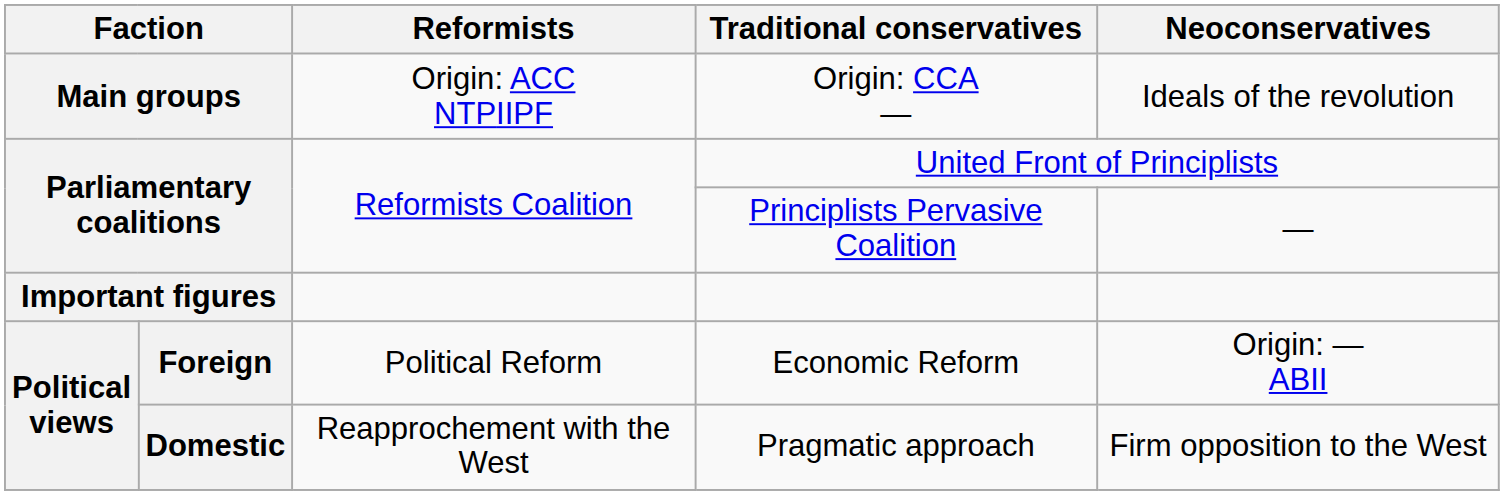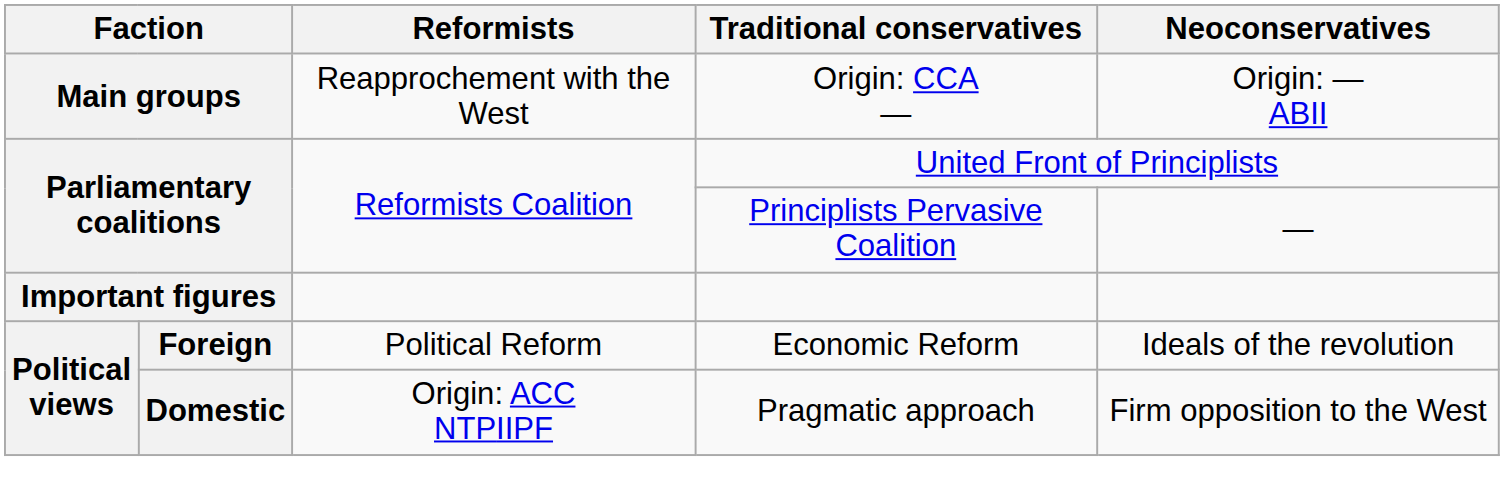(494, 95) Origin: ACC NTPIIPF -> (494, 95) Reapprochement with the West
(1298, 95) Ideals of the revolution -> (1298, 95) Origin: — ABII
(1298, 362) Origin: — ABII -> (1298, 345) Ideals of the revolution
(494, 446) Reapprochement with the West -> (494, 411) Origin: ACC NTPIIPF
